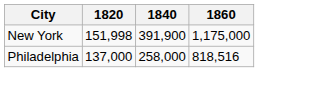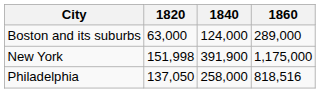+ row: (74, 35)
(109, 56) 137,000 -> (171, 77) 137,050
